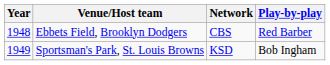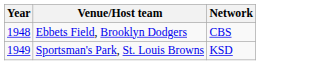- column: (290, 13)
